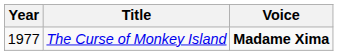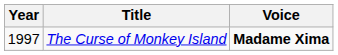(24, 38) 1977 -> (24, 38) 1997
